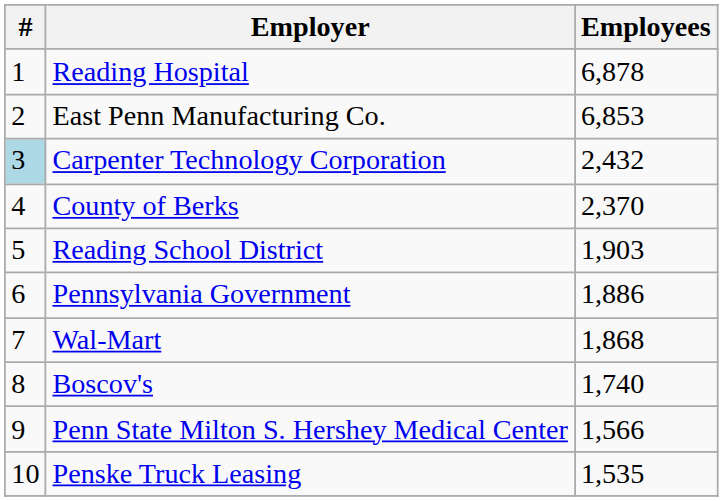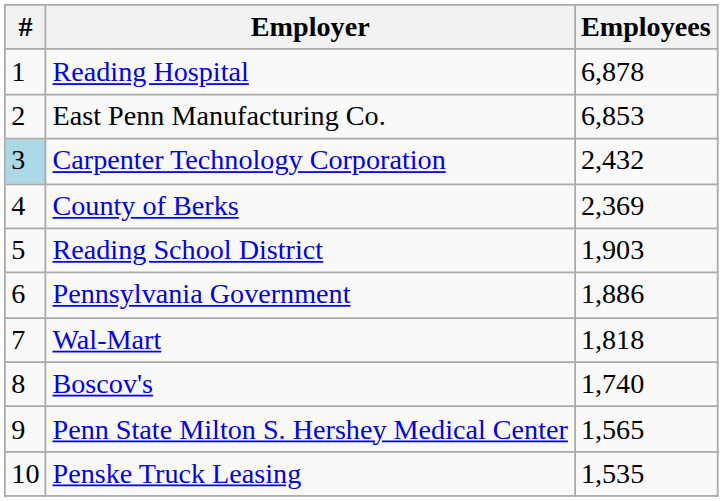(613, 205) 2,370 -> (613, 205) 2,369
(613, 339) 1,868 -> (613, 339) 1,818
(613, 428) 1,566 -> (613, 428) 1,565
